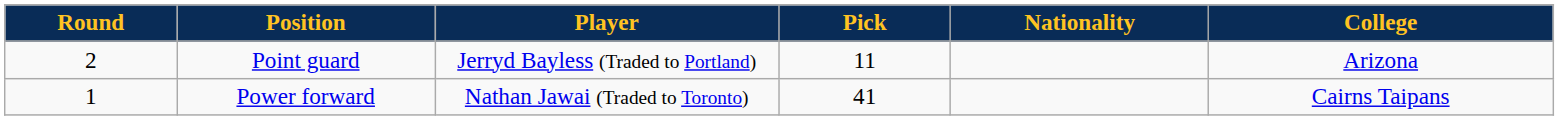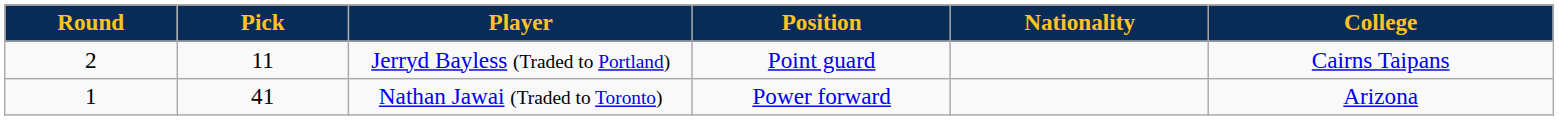columns swapped: (865, 22) <-> (306, 22)
(1381, 59) Arizona -> (1381, 59) Cairns Taipans
(1381, 96) Cairns Taipans -> (1381, 96) Arizona
